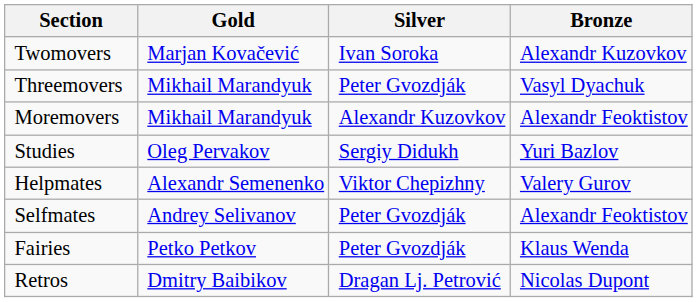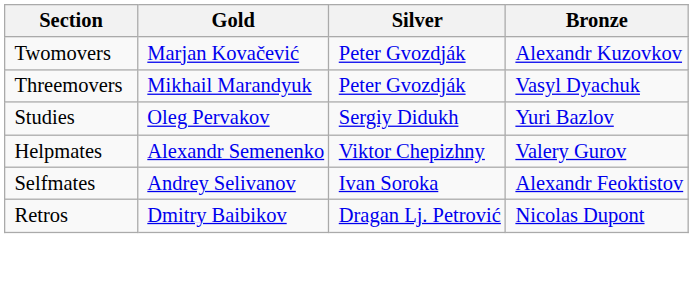(386, 53) Ivan Soroka -> (400, 53) Peter Gvozdják
- row: (64, 118)
(400, 215) Peter Gvozdják -> (386, 183) Ivan Soroka
- row: (40, 248)
